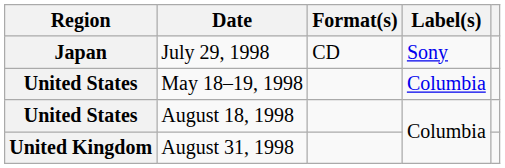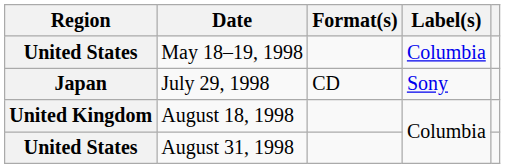rows swapped: (232, 83) <-> (215, 52)
(81, 115) United States -> (81, 115) United Kingdom
(81, 147) United Kingdom -> (81, 147) United States
